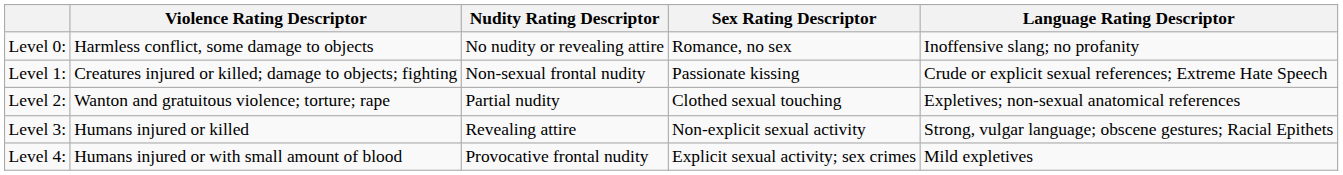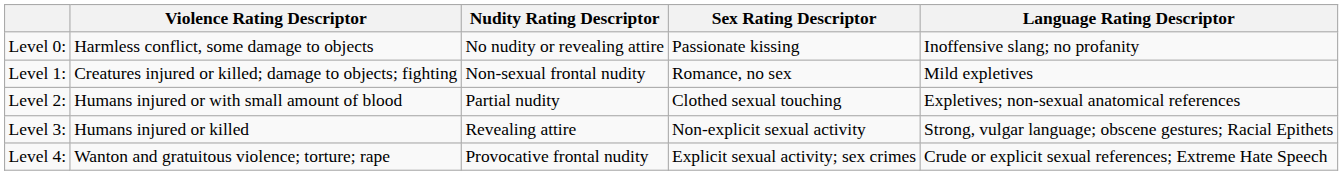(732, 45) Romance, no sex -> (736, 45) Passionate kissing
(736, 73) Passionate kissing -> (732, 73) Romance, no sex
(1126, 73) Crude or explicit sexual references; Extreme Hate Speech -> (979, 73) Mild expletives
(232, 101) Wanton and gratuitous violence; torture; rape -> (238, 101) Humans injured or with small amount of blood
(238, 156) Humans injured or with small amount of blood -> (232, 156) Wanton and gratuitous violence; torture; rape
(979, 156) Mild expletives -> (1126, 156) Crude or explicit sexual references; Extreme Hate Speech
